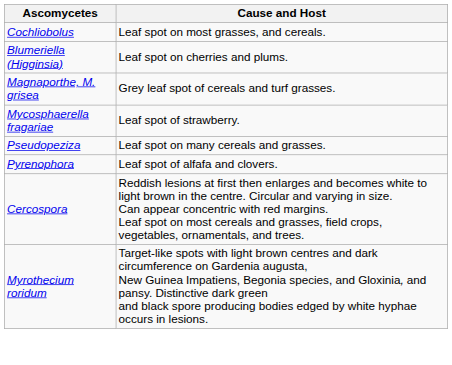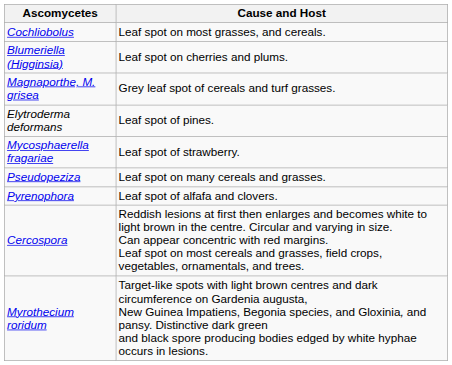+ row: (39, 120)
